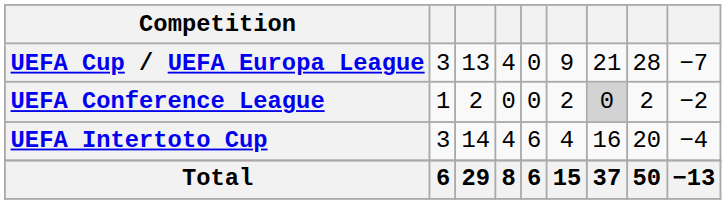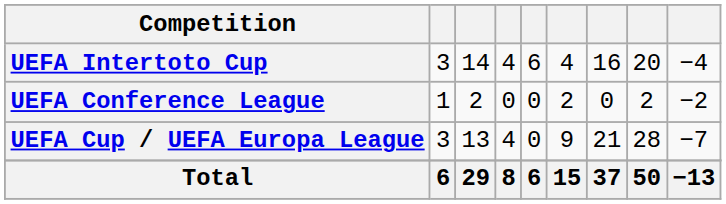rows swapped: (218, 63) <-> (139, 141)
(607, 102) lightgrey background -> (607, 102) no background
